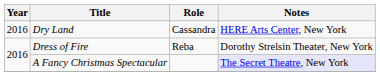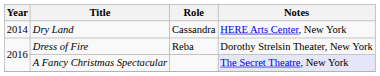(17, 29) 2016 -> (17, 29) 2014
